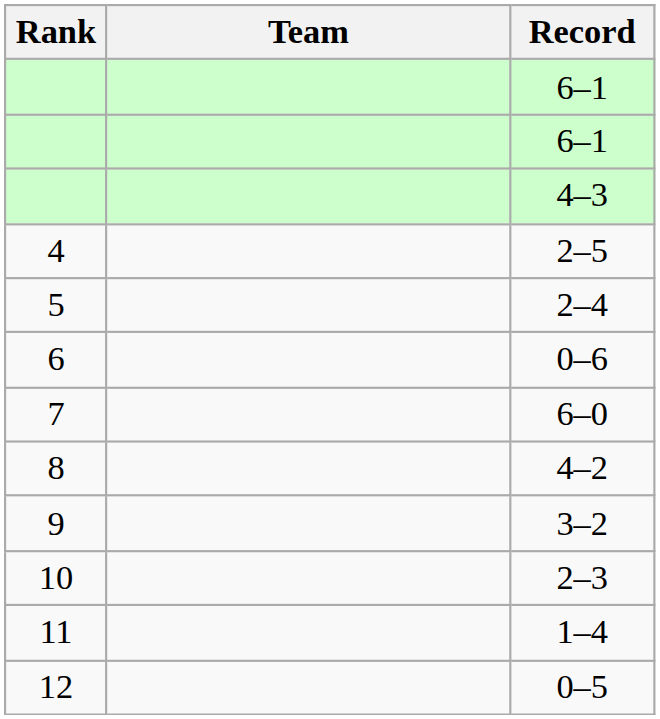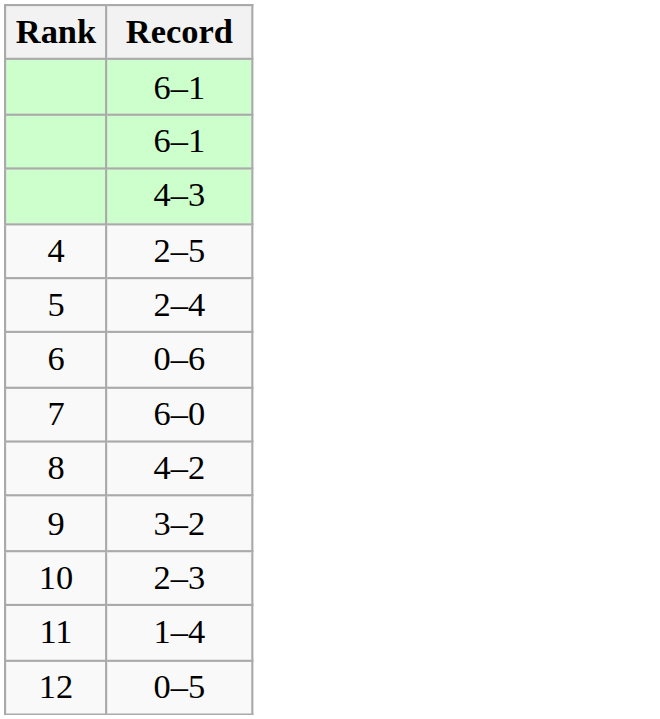- column: (308, 31)
